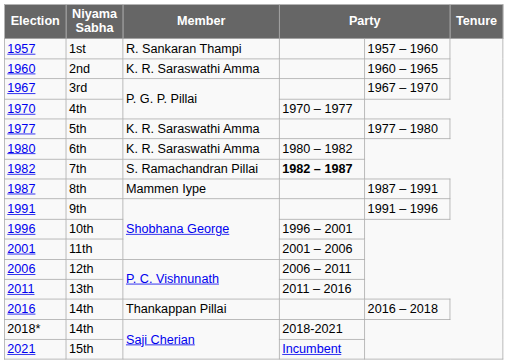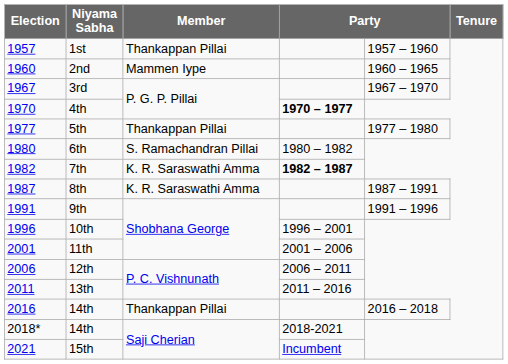(184, 48) R. Sankaran Thampi -> (176, 48) Thankappan Pillai
(193, 68) K. R. Saraswathi Amma -> (166, 68) Mammen Iype
(317, 108) normal -> (317, 108) bold
(193, 128) K. R. Saraswathi Amma -> (176, 128) Thankappan Pillai
(193, 149) K. R. Saraswathi Amma -> (192, 149) S. Ramachandran Pillai
(192, 169) S. Ramachandran Pillai -> (193, 169) K. R. Saraswathi Amma
(166, 189) Mammen Iype -> (193, 189) K. R. Saraswathi Amma
